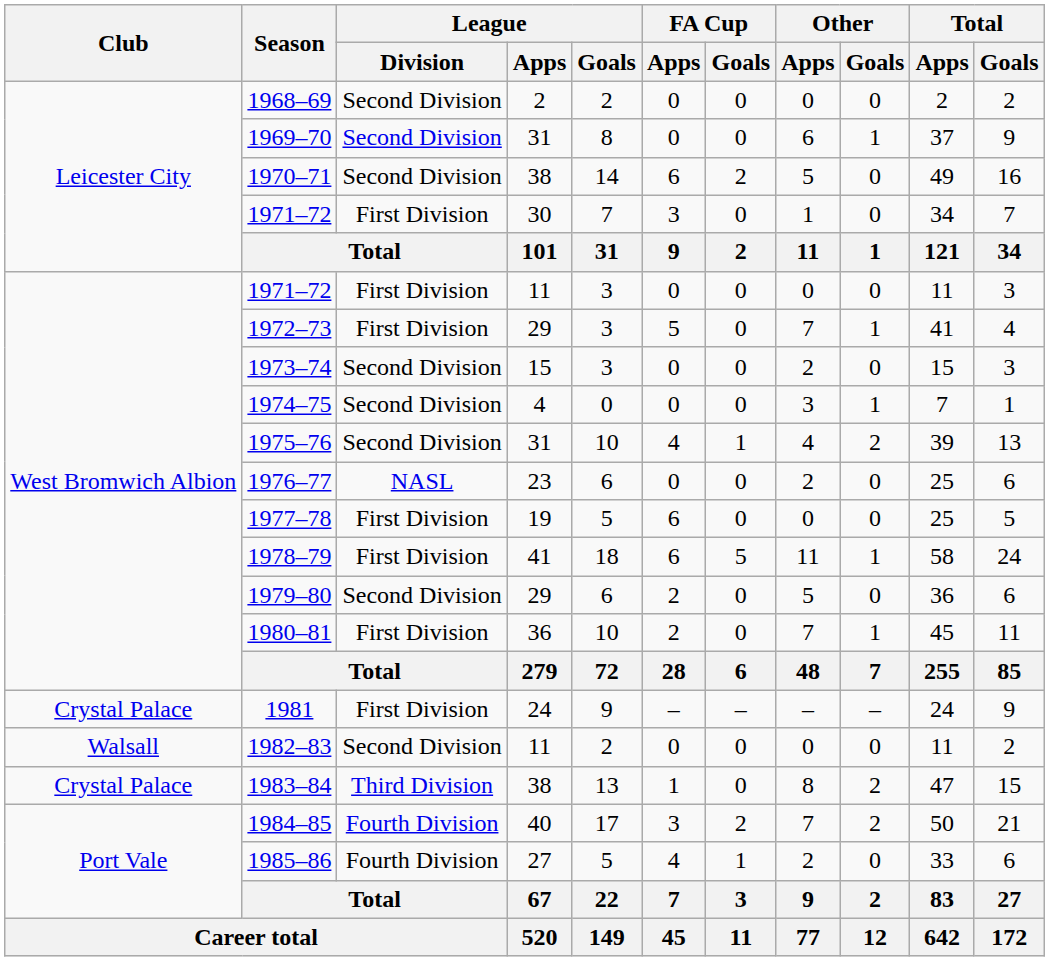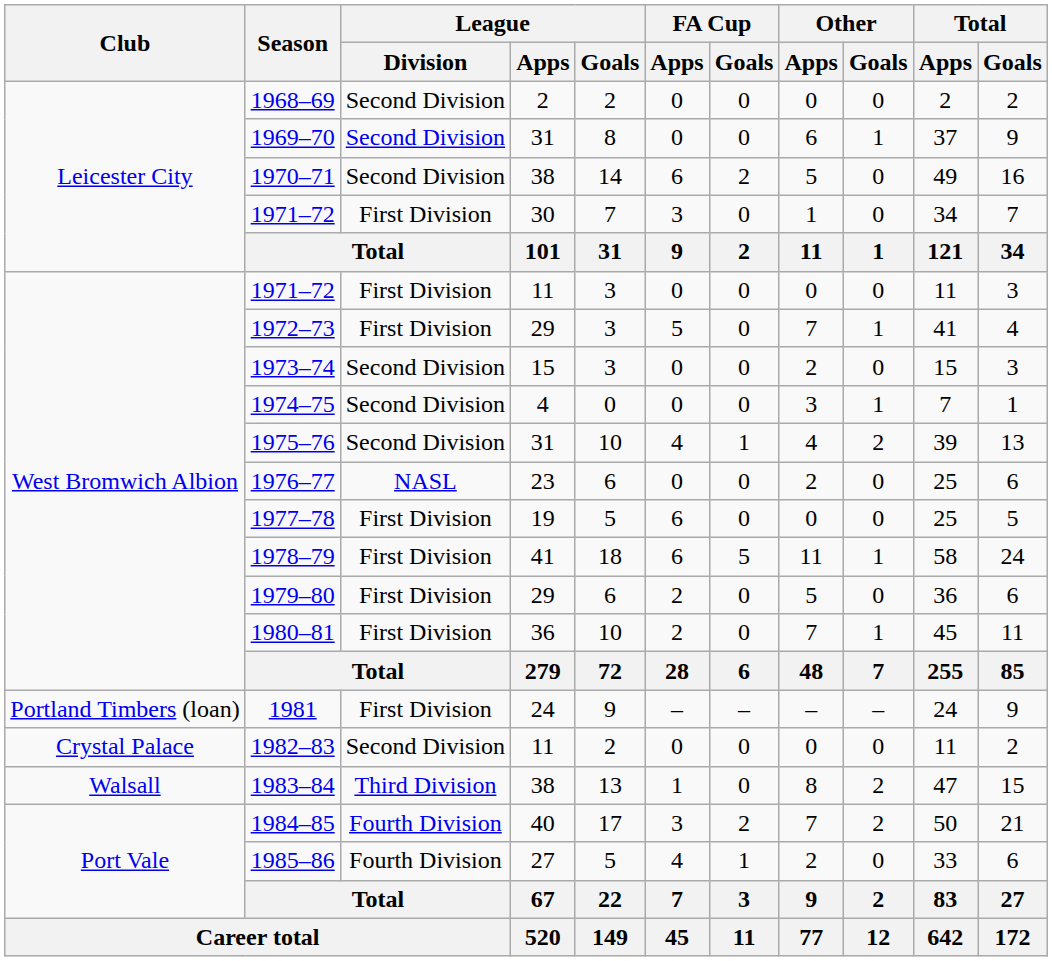(422, 594) Second Division -> (425, 594) First Division
(123, 708) Crystal Palace -> (125, 708) Portland Timbers (loan)
(123, 746) Walsall -> (125, 746) Crystal Palace
(123, 784) Crystal Palace -> (125, 784) Walsall
